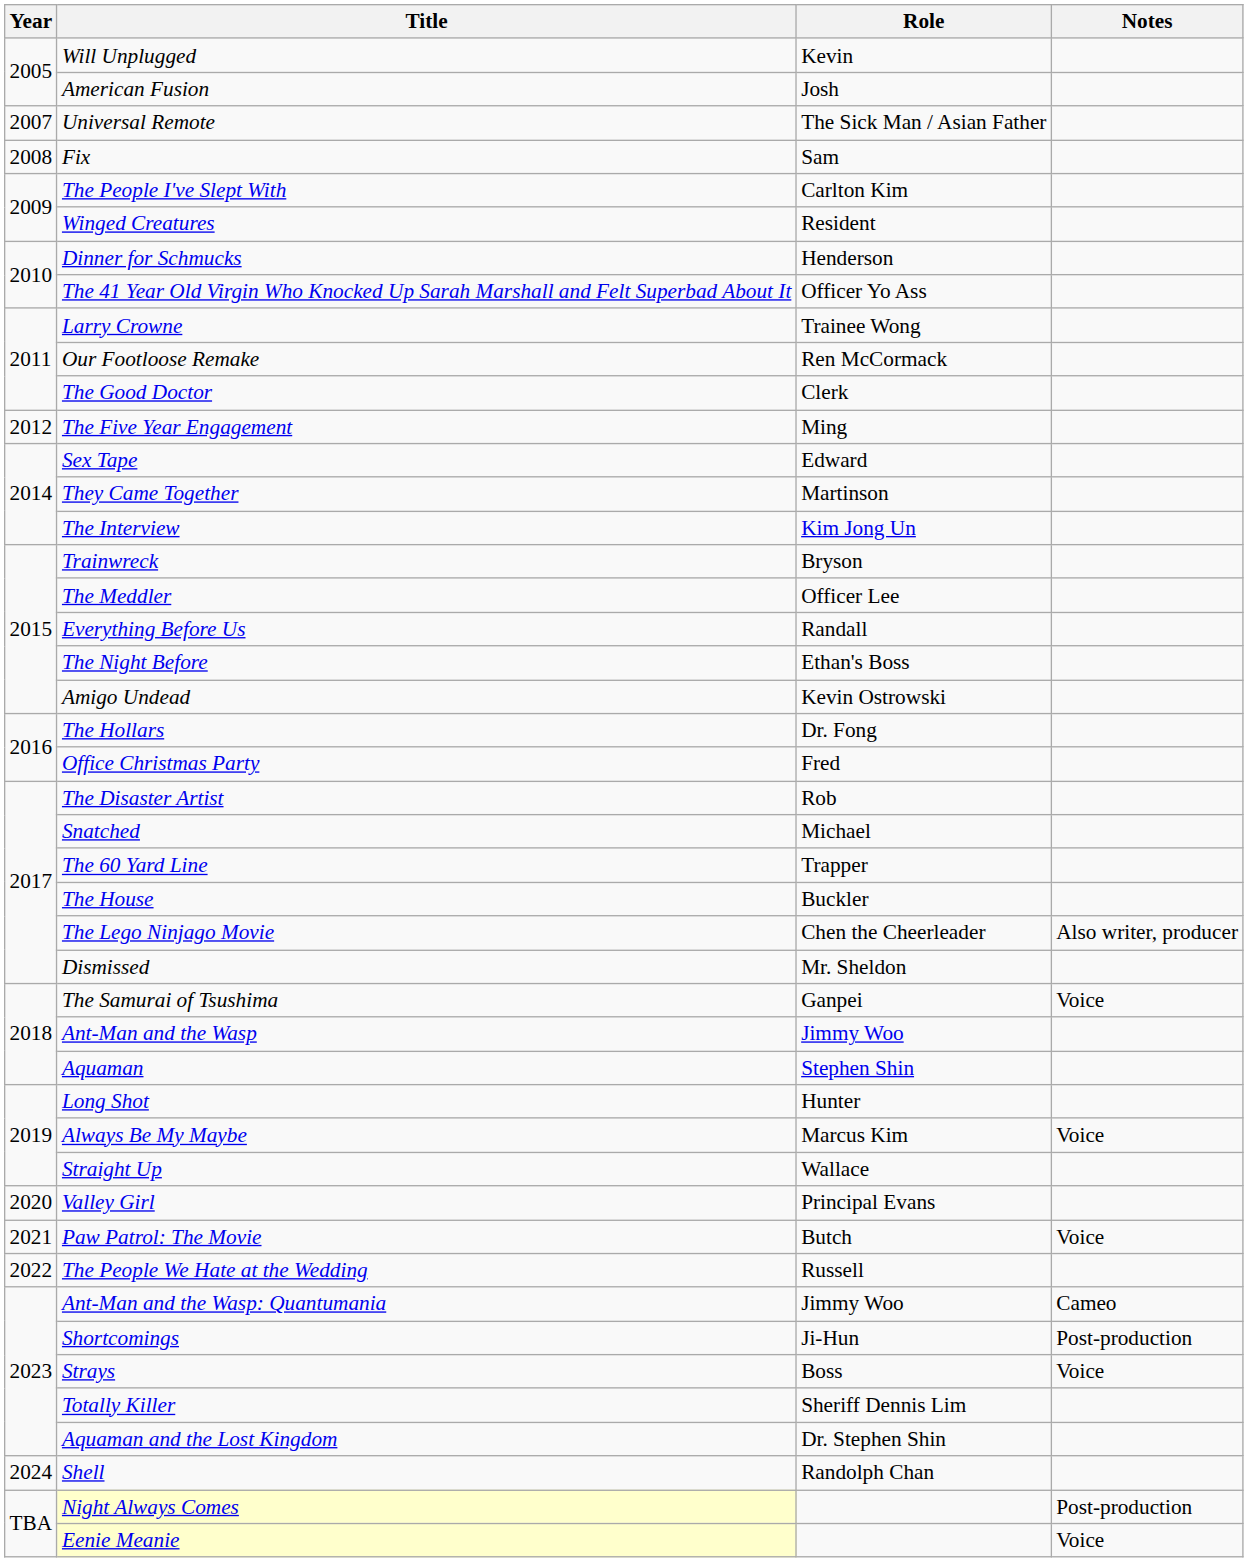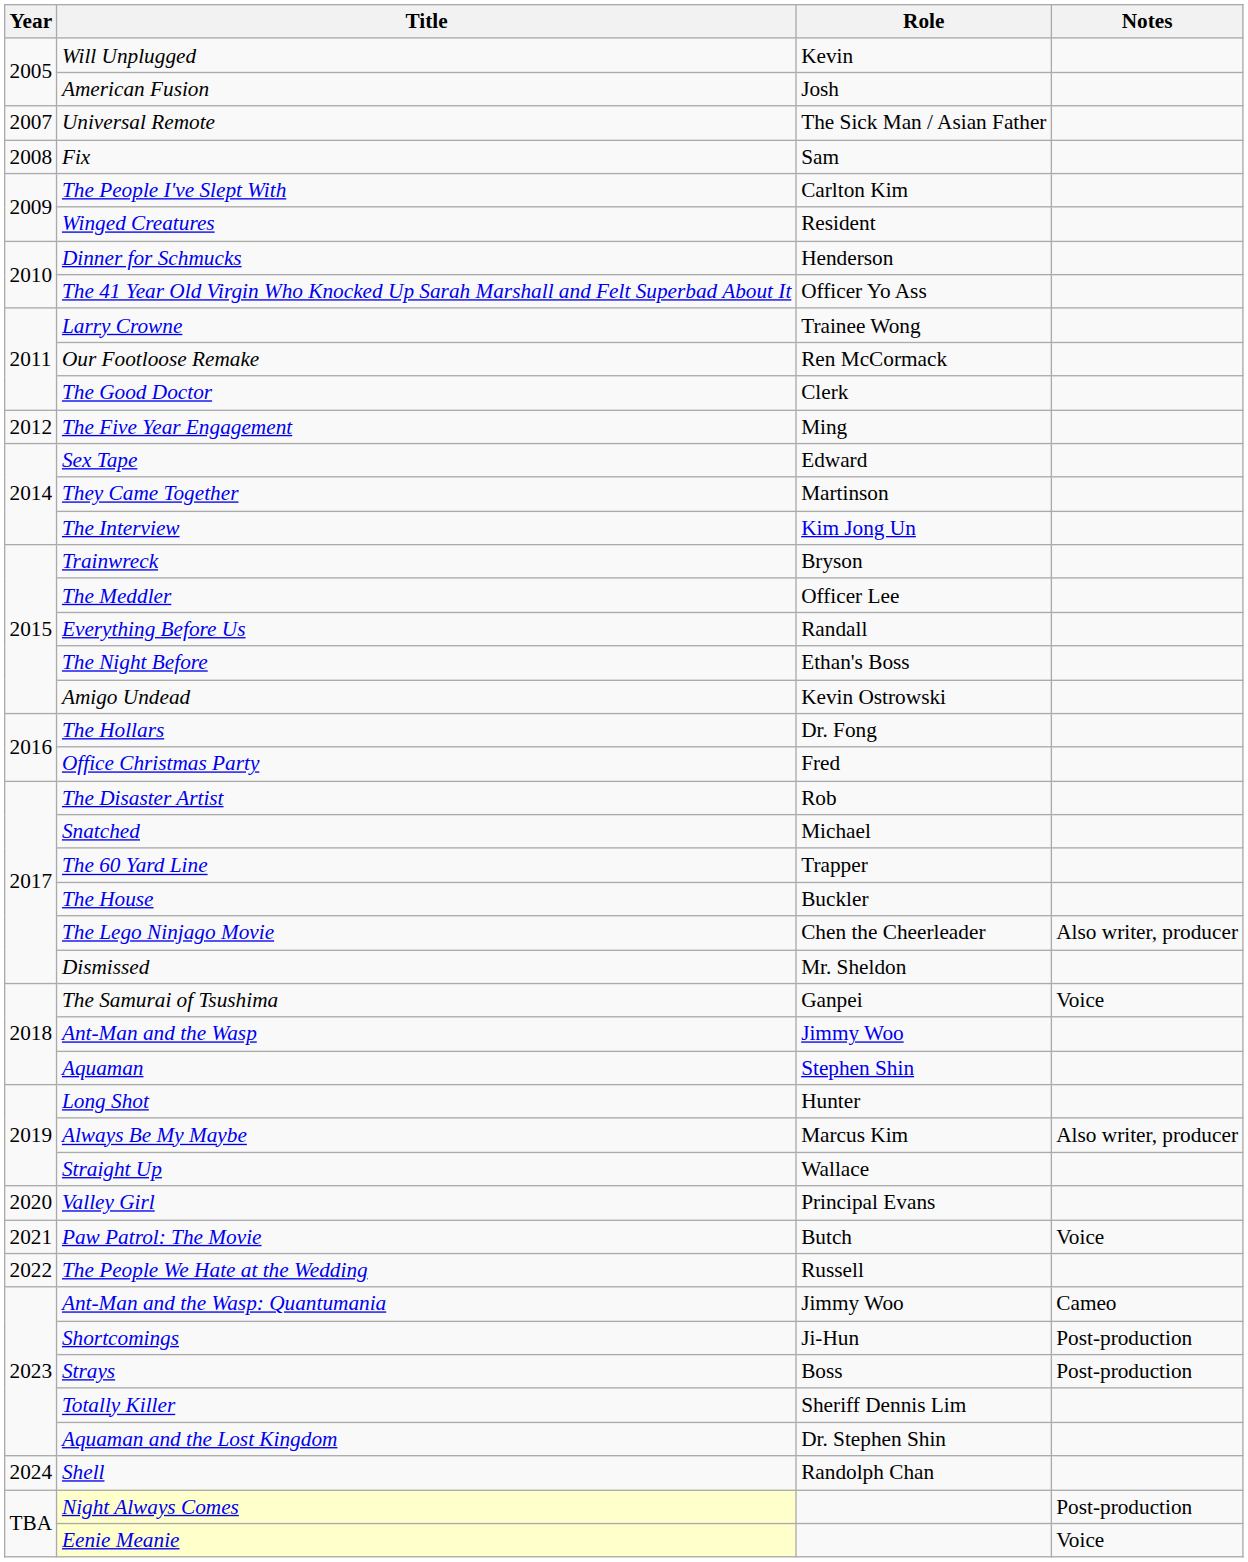(1080, 1135) Voice -> (1147, 1135) Also writer, producer
(1080, 1371) Voice -> (1124, 1371) Post-production
